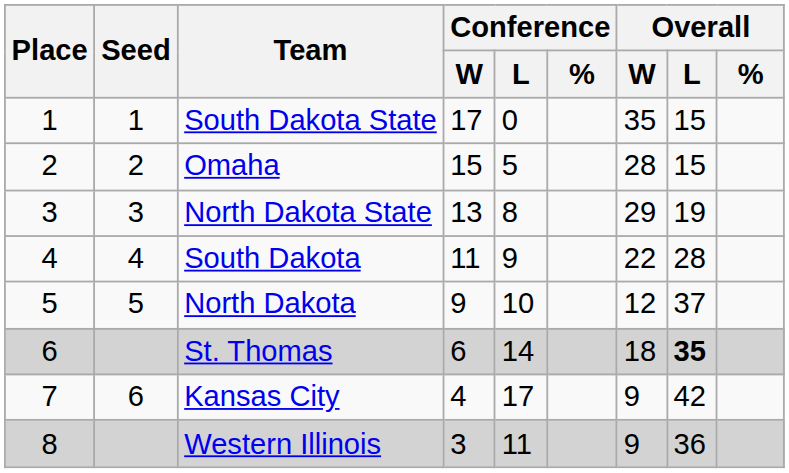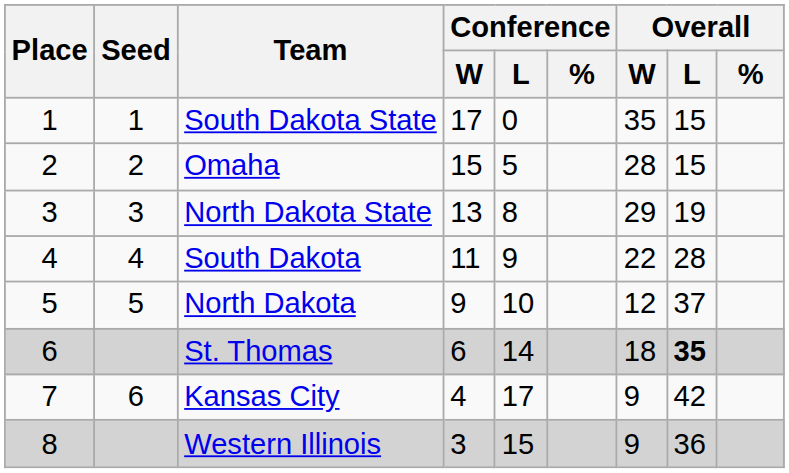(517, 443) 11 -> (518, 443) 15
